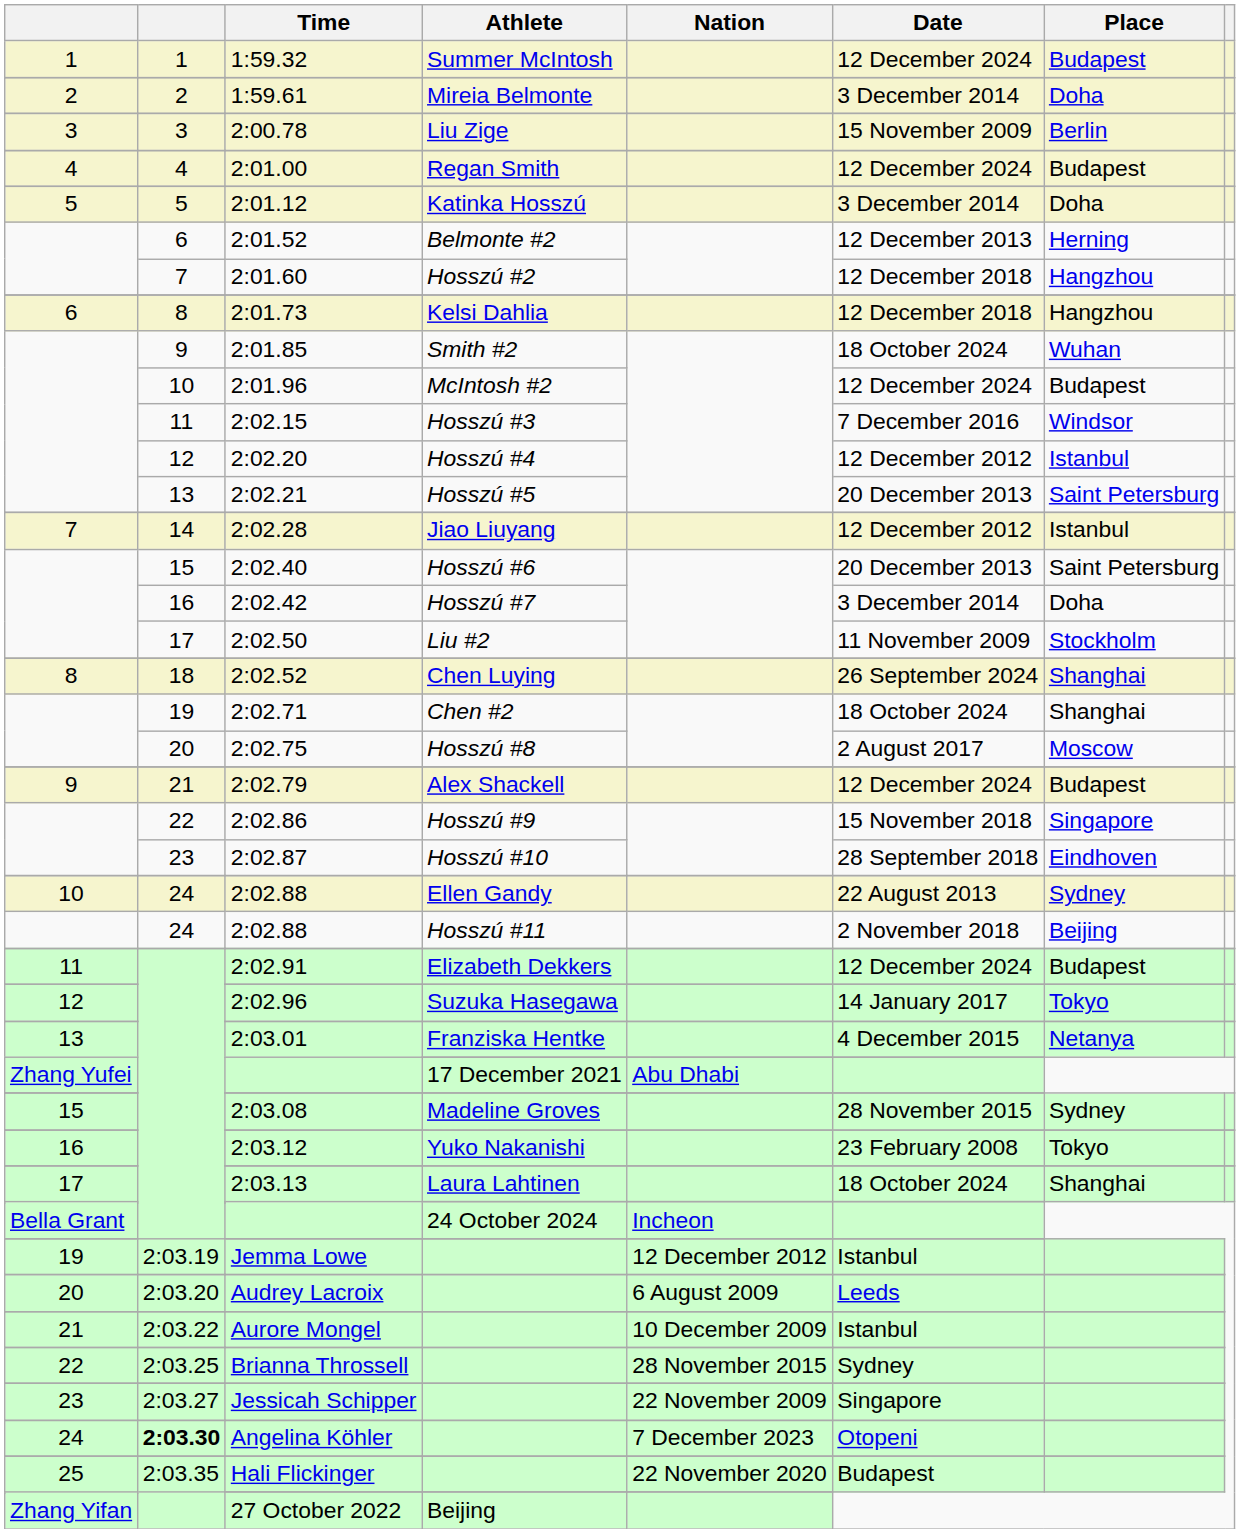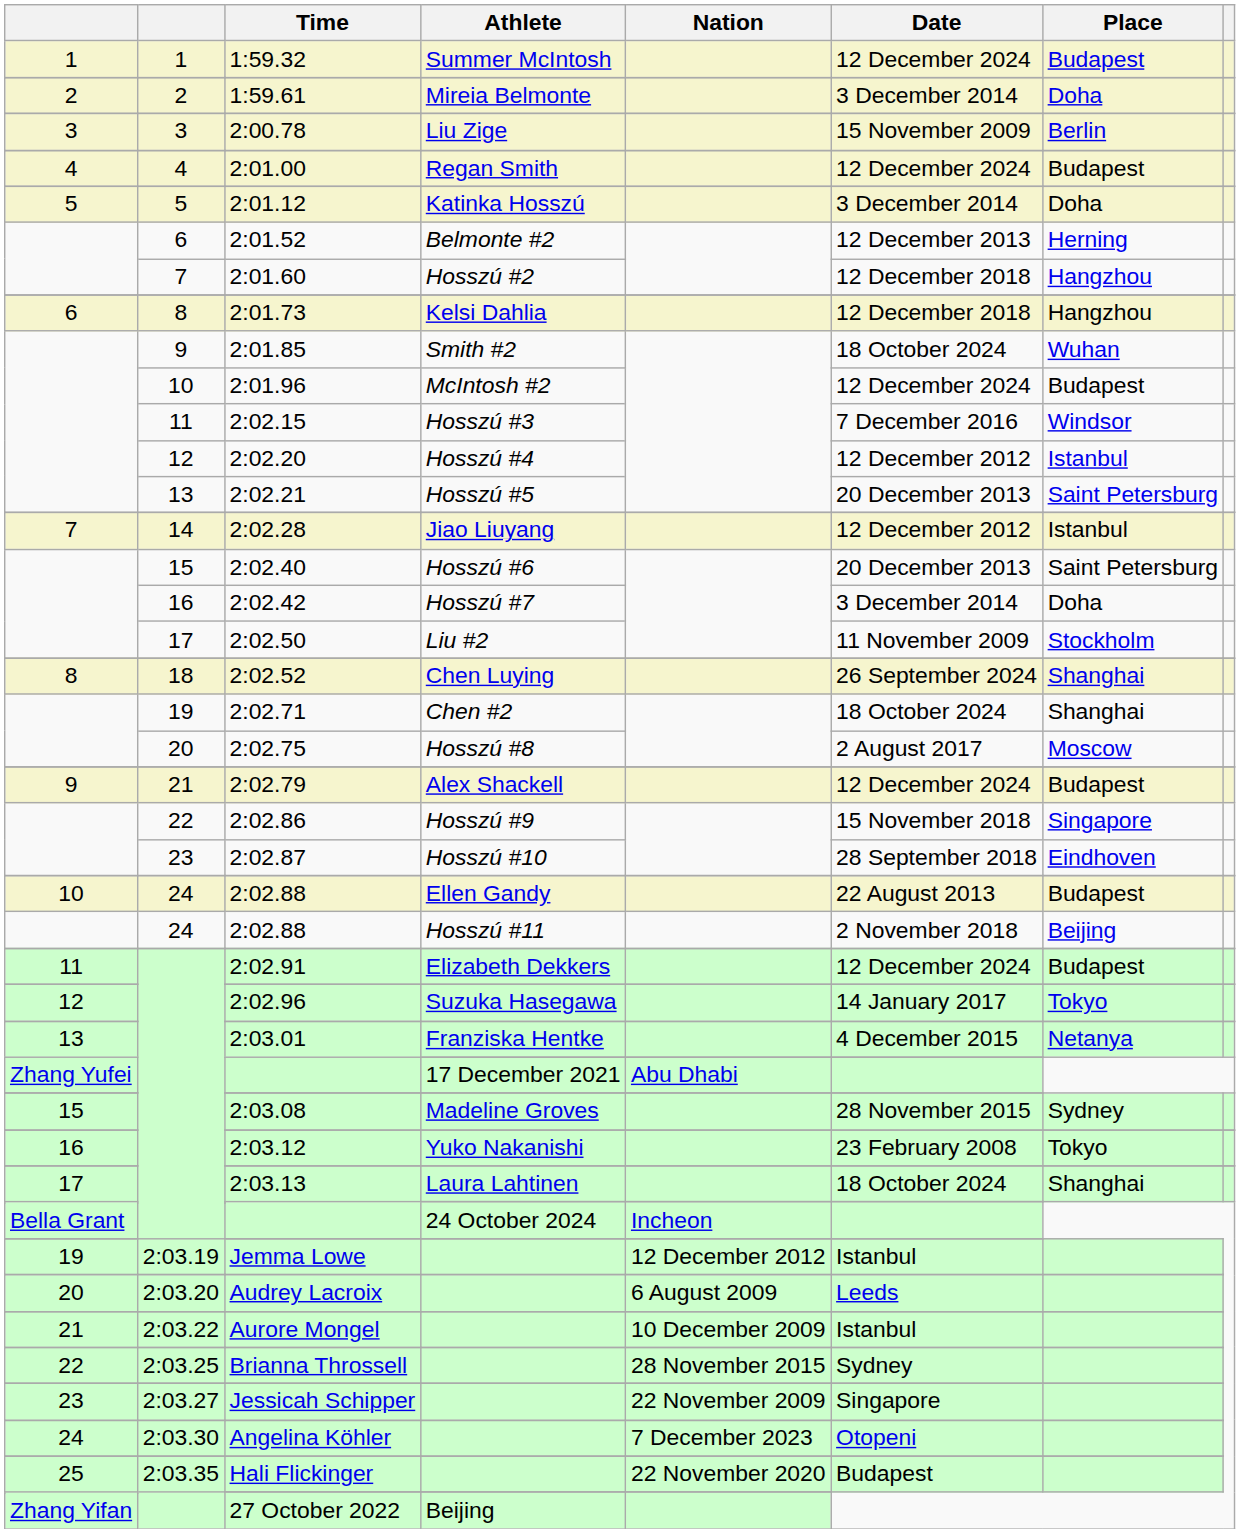(1087, 893) Sydney -> (1096, 893) Budapest
(181, 1437) bold -> (181, 1437) normal
